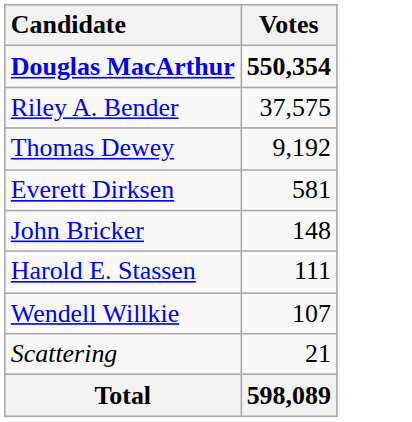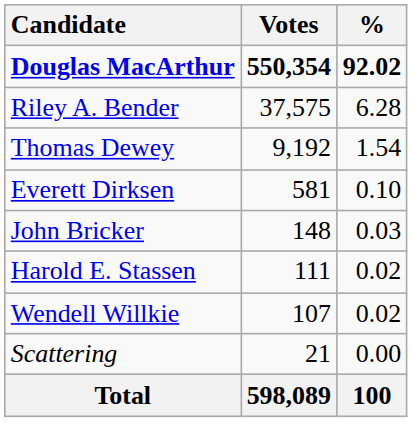+ column: (372, 25)
